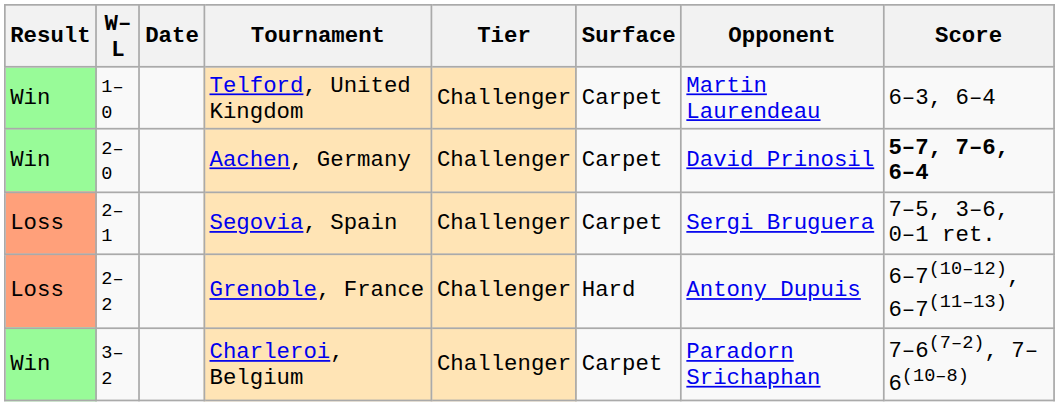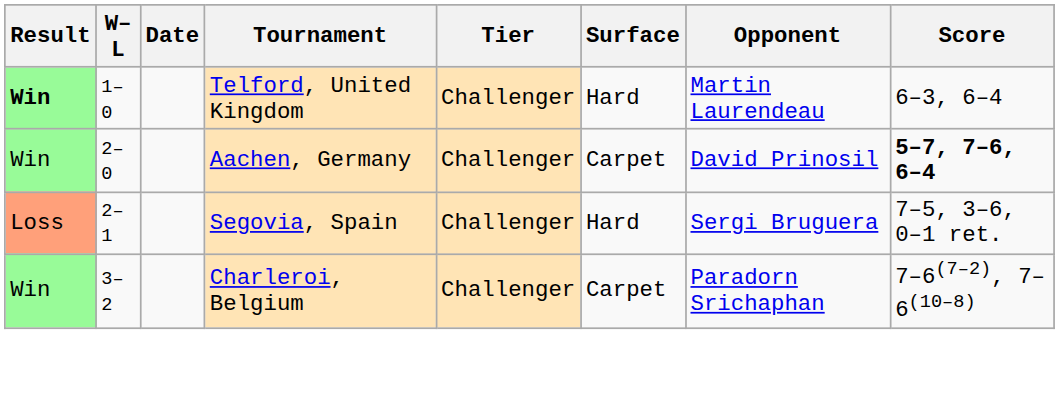(30, 98) normal -> (30, 98) bold
(622, 98) Carpet -> (613, 98) Hard
(622, 223) Carpet -> (613, 223) Hard
- row: (317, 291)
